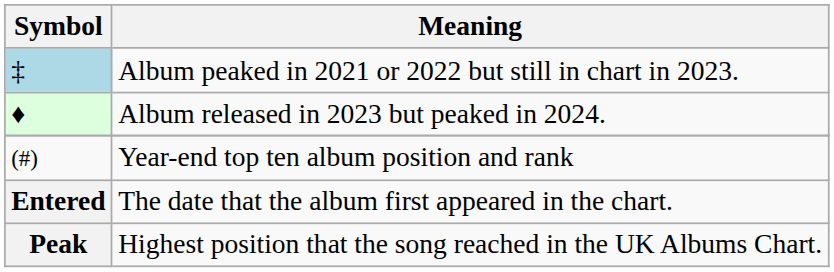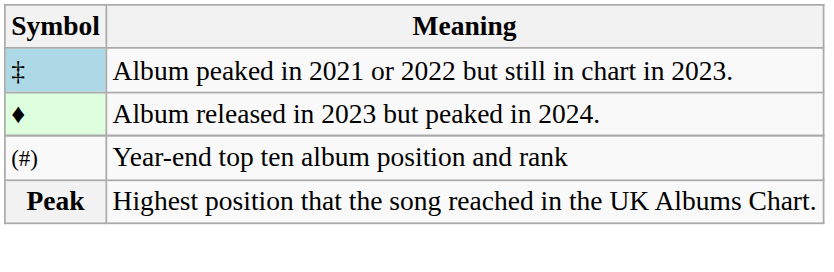- row: (396, 200)
